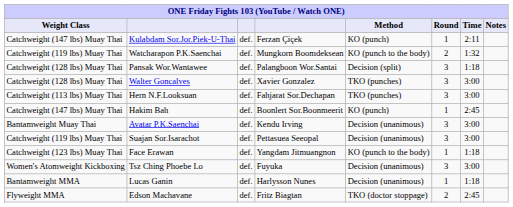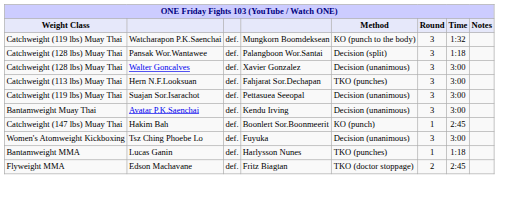- row: (182, 39)
(446, 53) 2 -> (432, 39) 3
(374, 82) TKO (punches) -> (372, 67) Decision (unanimous)
rows swapped: (164, 138) <-> (149, 110)
- row: (151, 152)
(386, 180) Decision (unanimous) -> (360, 152) TKO (punches)
